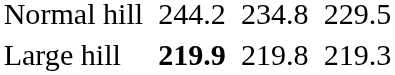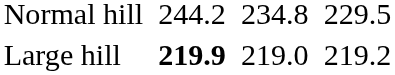(275, 55) 219.8 -> (275, 55) 219.0
(357, 55) 219.3 -> (357, 55) 219.2
